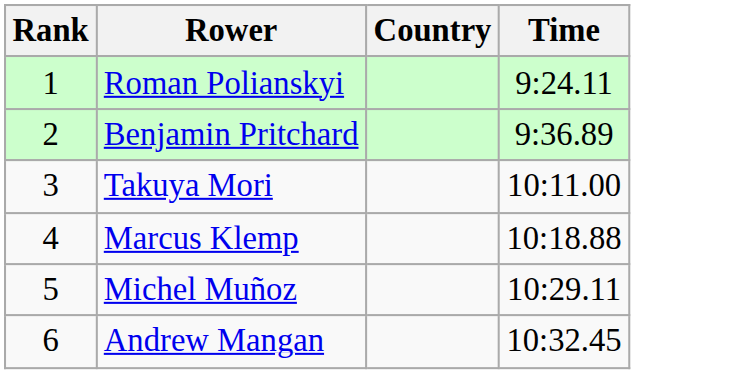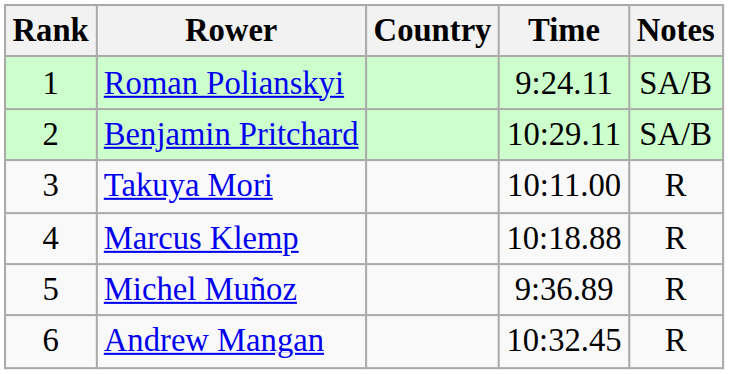+ column: (676, 30)
(564, 133) 9:36.89 -> (564, 133) 10:29.11
(564, 289) 10:29.11 -> (564, 289) 9:36.89
